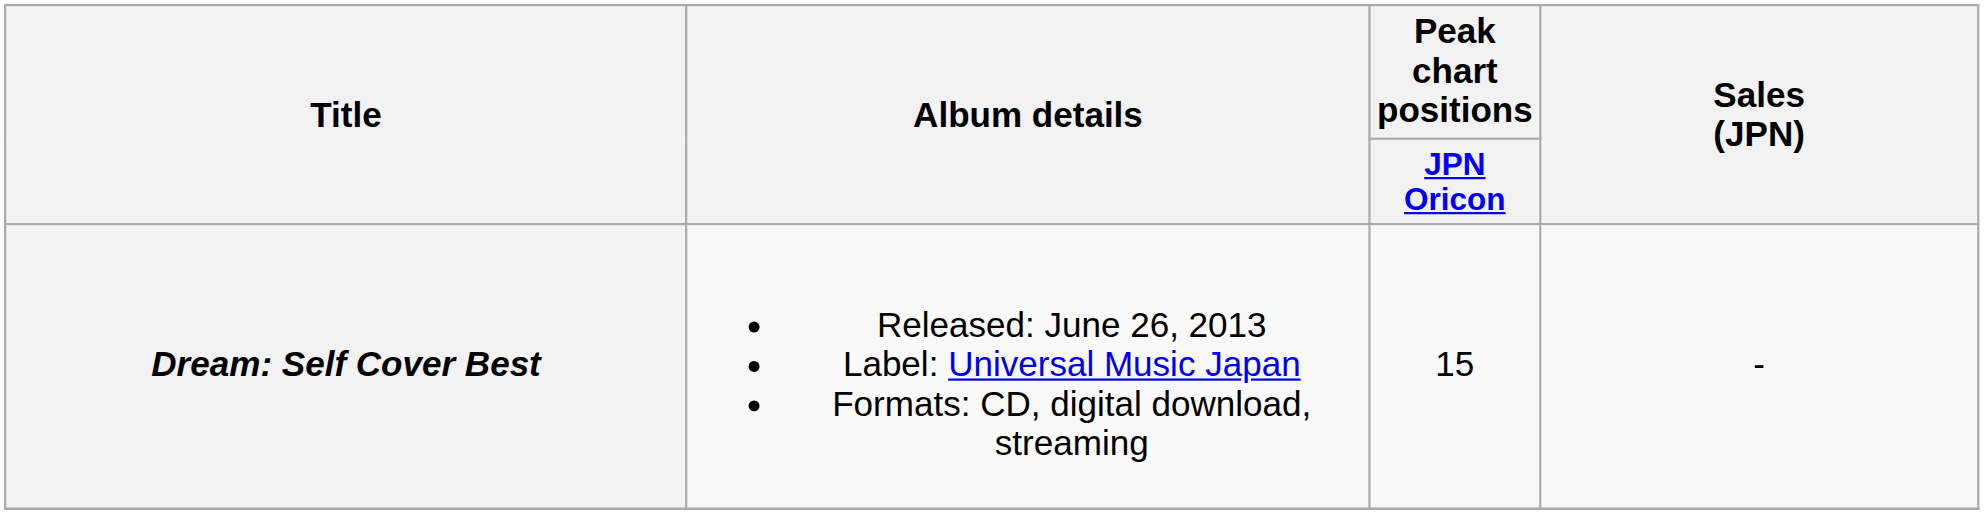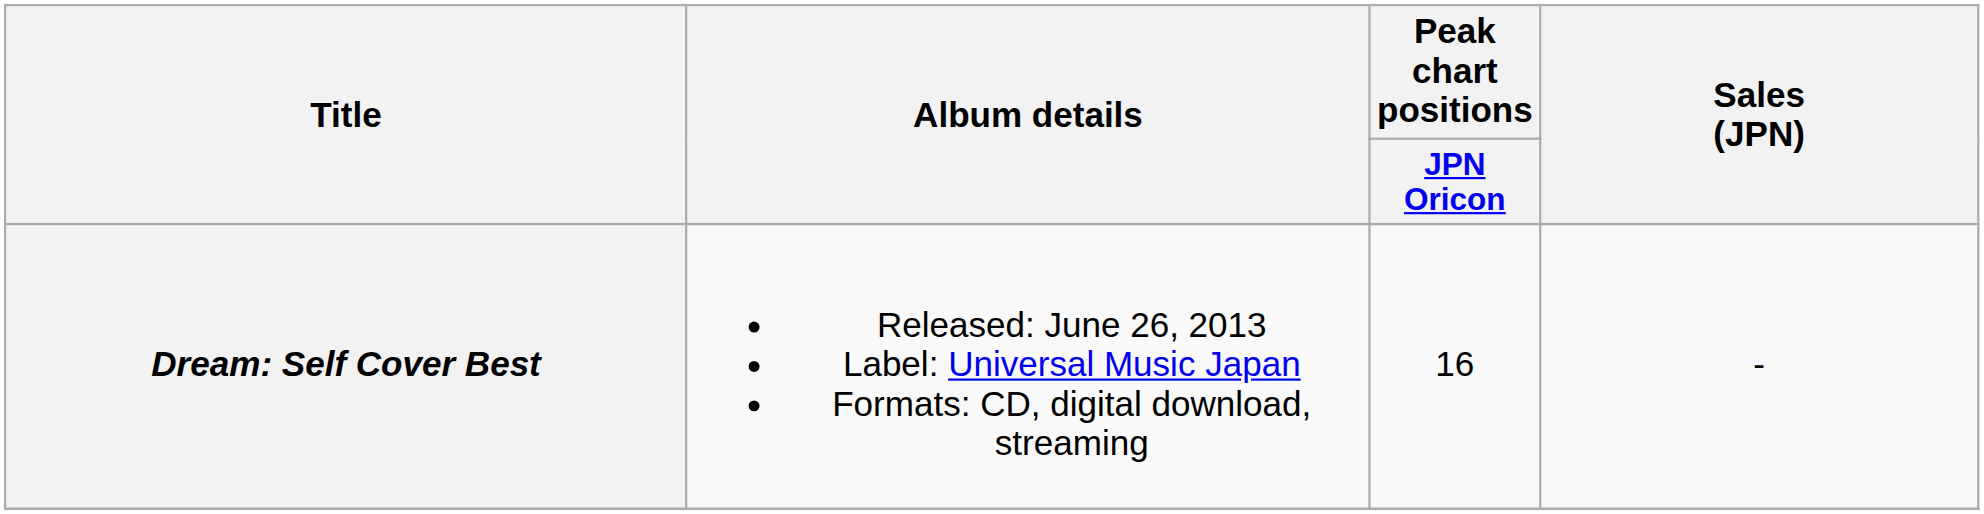(1455, 365) 15 -> (1455, 365) 16
